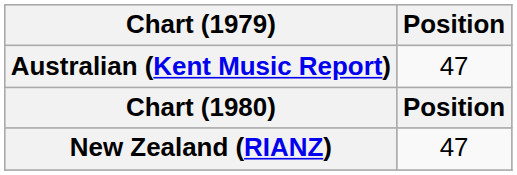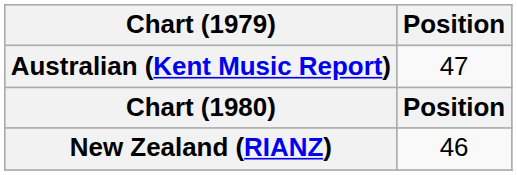(454, 148) 47 -> (454, 148) 46
